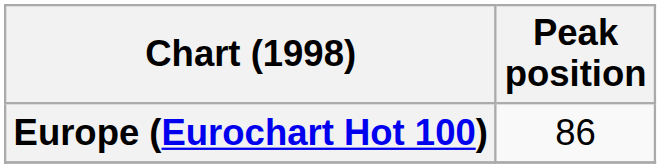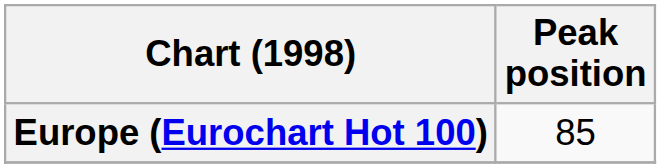(576, 132) 86 -> (576, 132) 85
